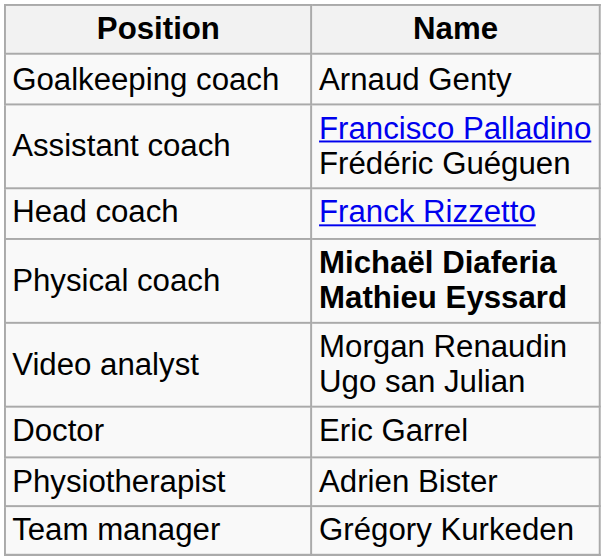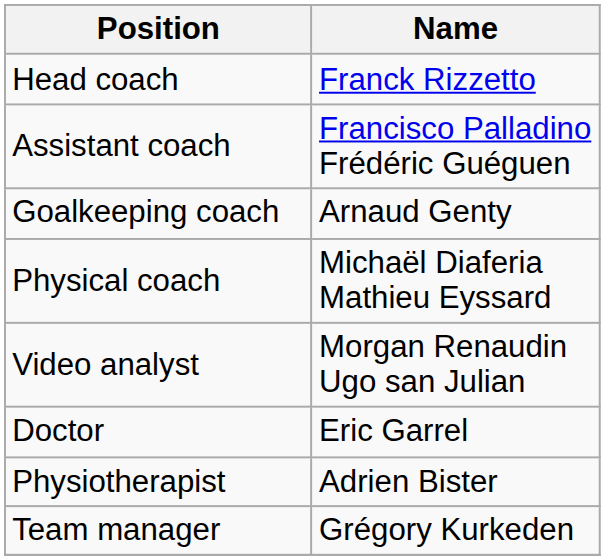rows swapped: (95, 212) <-> (146, 78)
(443, 279) bold -> (435, 279) normal
